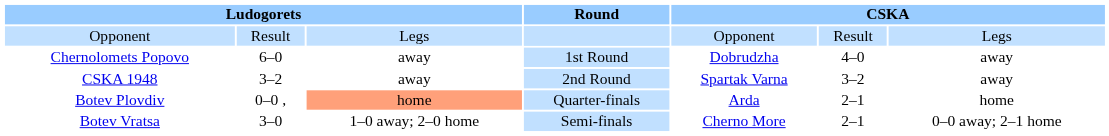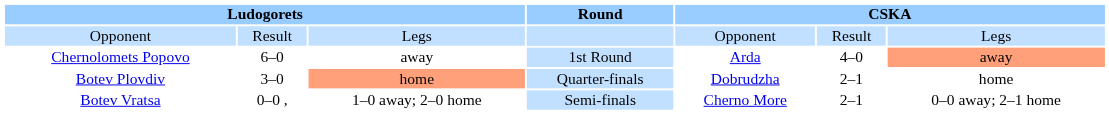(744, 57) Dobrudzha -> (745, 57) Arda
(997, 57) no background -> (996, 57) lightsalmon background
- row: (120, 78)
(271, 100) 0–0 , -> (272, 78) 3–0
(744, 100) Arda -> (745, 78) Dobrudzha
(271, 121) 3–0 -> (272, 100) 0–0 ,
